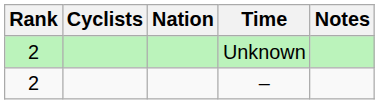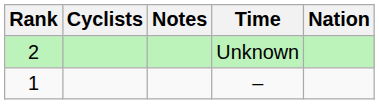columns swapped: (183, 20) <-> (342, 20)
(33, 83) 2 -> (33, 83) 1
